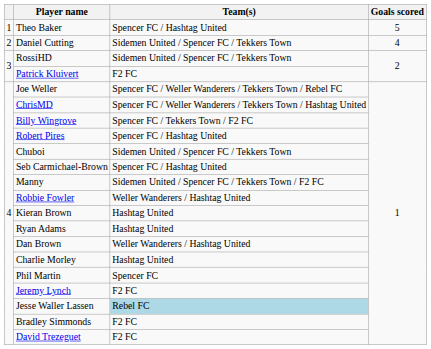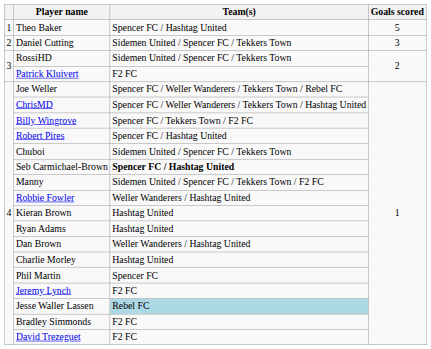(397, 43) 4 -> (397, 43) 3
(170, 167) normal -> (173, 167) bold
